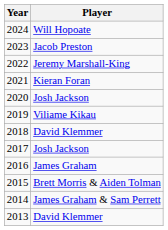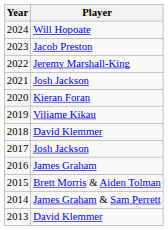(62, 81) Kieran Foran -> (61, 81) Josh Jackson
(61, 98) Josh Jackson -> (62, 98) Kieran Foran
